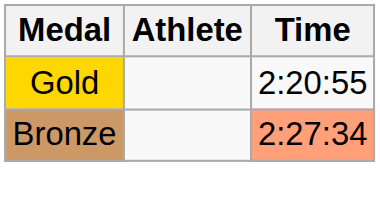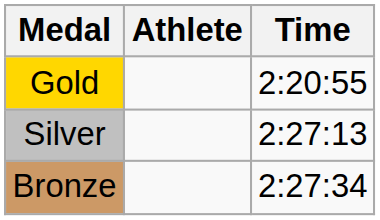+ row: (65, 134)
(313, 134) lightsalmon background -> (313, 186) no background
